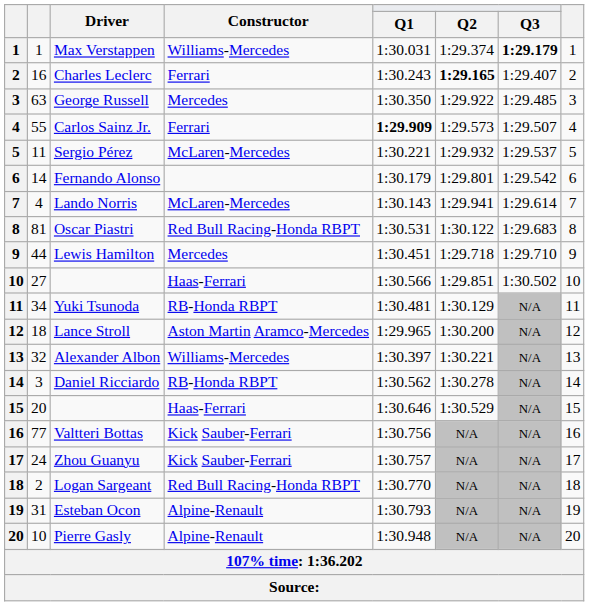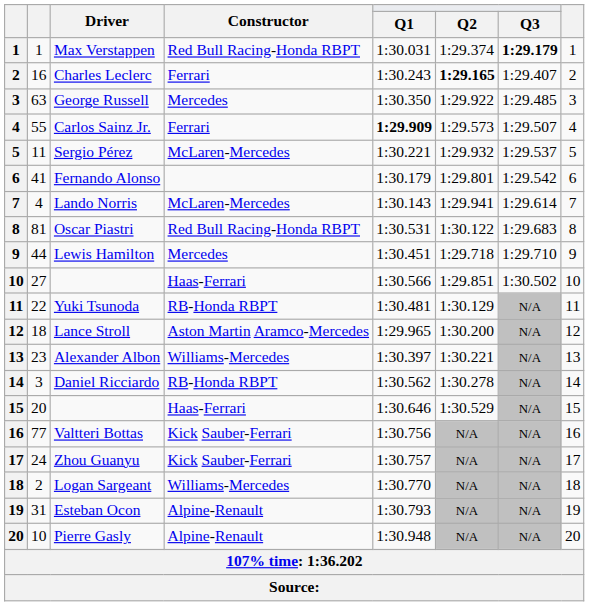(228, 49) Williams-Mercedes -> (264, 49) Red Bull Racing-Honda RBPT
(39, 177) 14 -> (39, 177) 41
(39, 305) 34 -> (39, 305) 22
(39, 356) 32 -> (39, 356) 23
(264, 484) Red Bull Racing-Honda RBPT -> (228, 484) Williams-Mercedes
